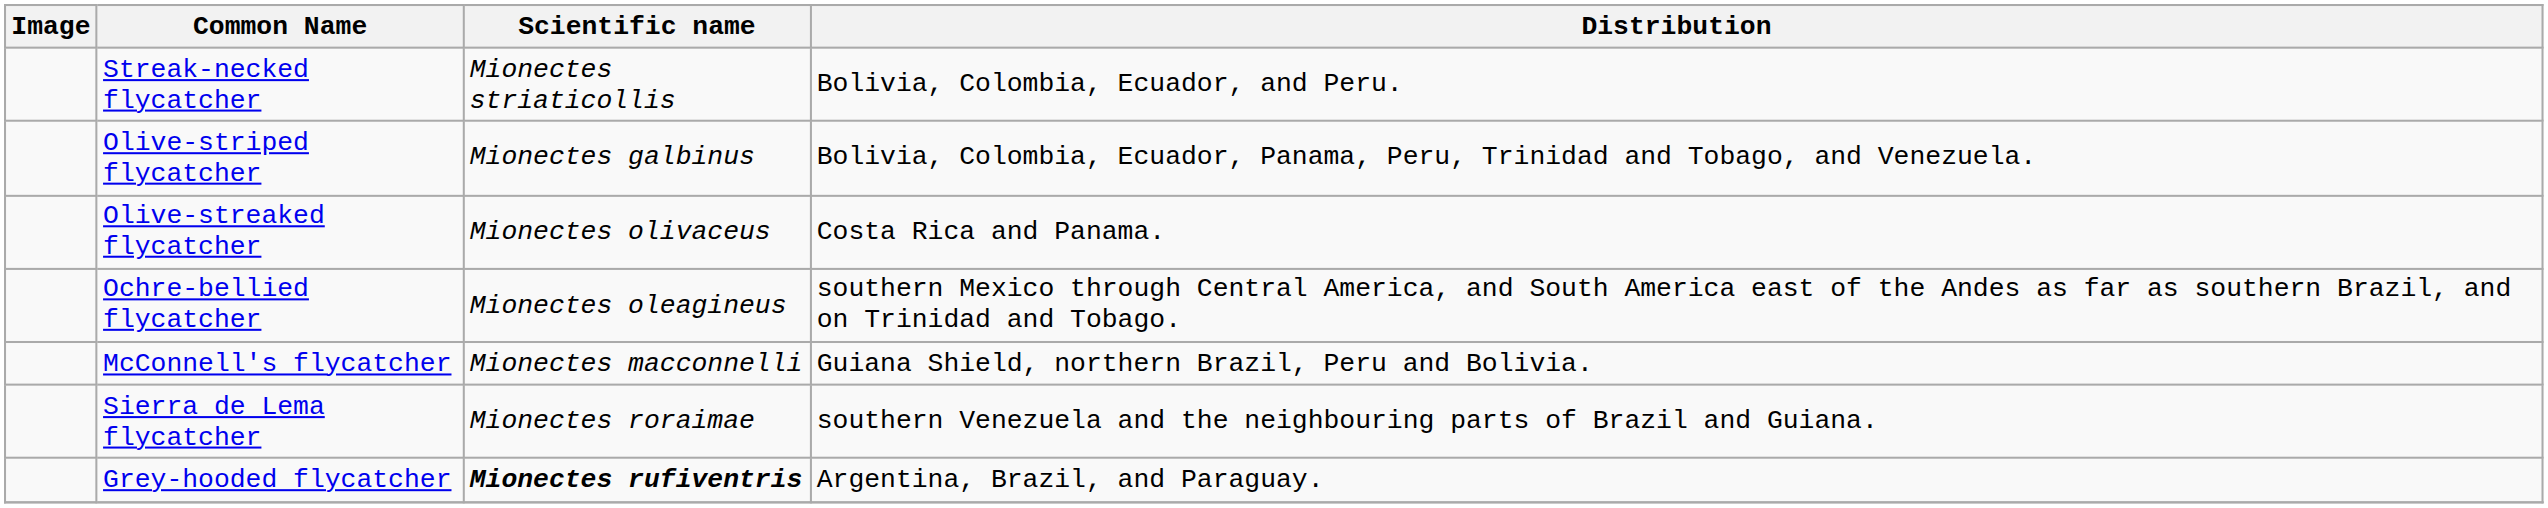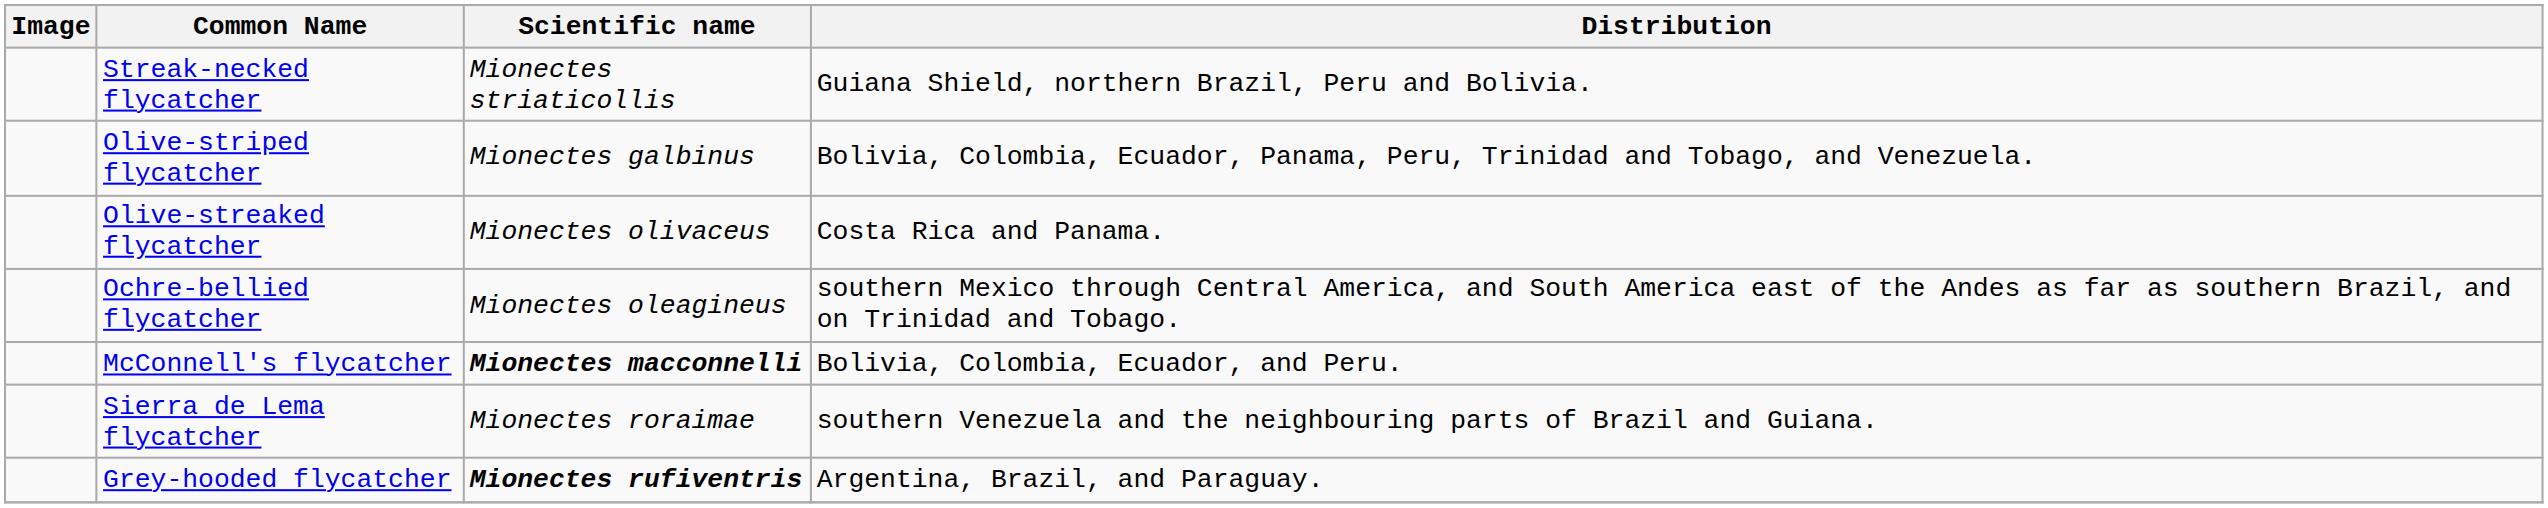(1110, 85) Bolivia, Colombia, Ecuador, and Peru. -> (1205, 85) Guiana Shield, northern Brazil, Peru and Bolivia.
(636, 363) normal -> (636, 363) bold
(1205, 363) Guiana Shield, northern Brazil, Peru and Bolivia. -> (1110, 363) Bolivia, Colombia, Ecuador, and Peru.
